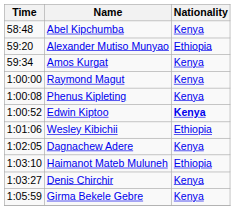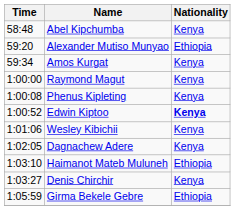(193, 130) Ethiopia -> (189, 130) Kenya
(189, 197) Kenya -> (193, 197) Ethiopia
